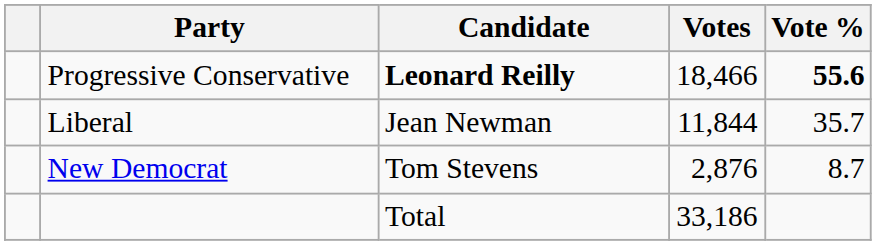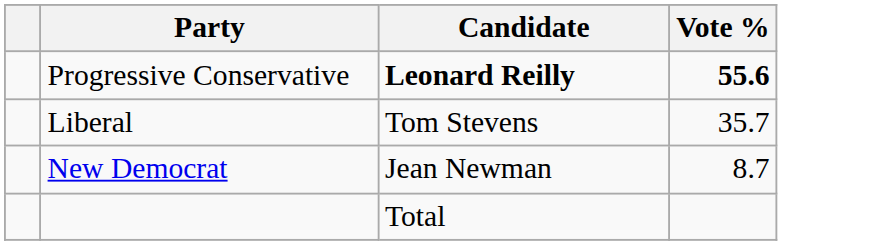- column: (717, 27)
(468, 121) Jean Newman -> (462, 121) Tom Stevens
(462, 168) Tom Stevens -> (468, 168) Jean Newman
